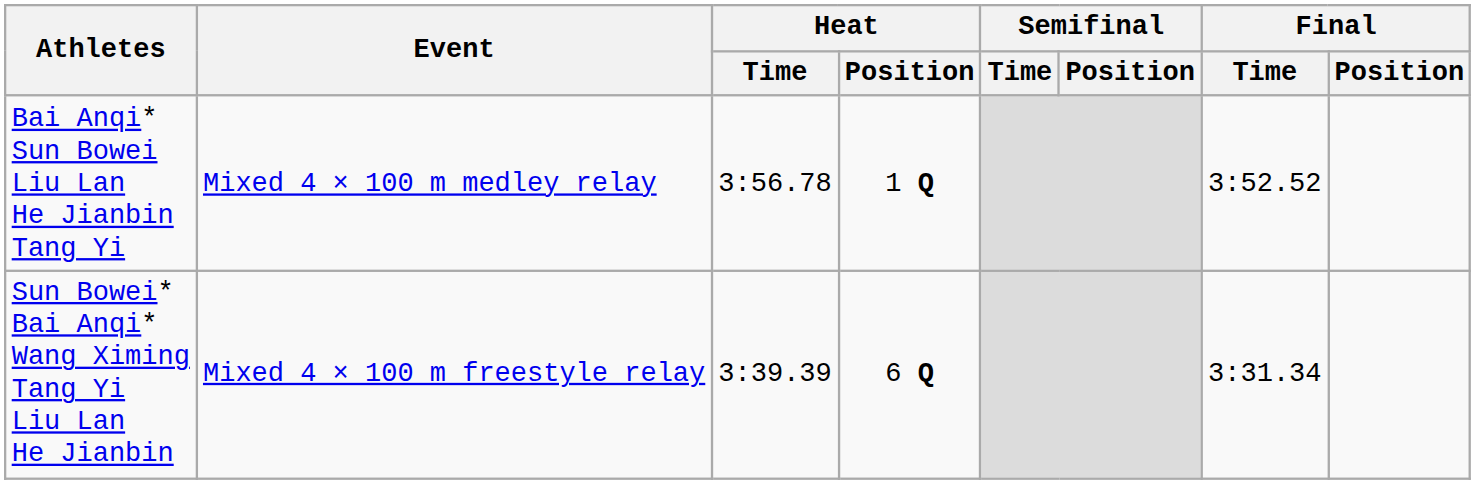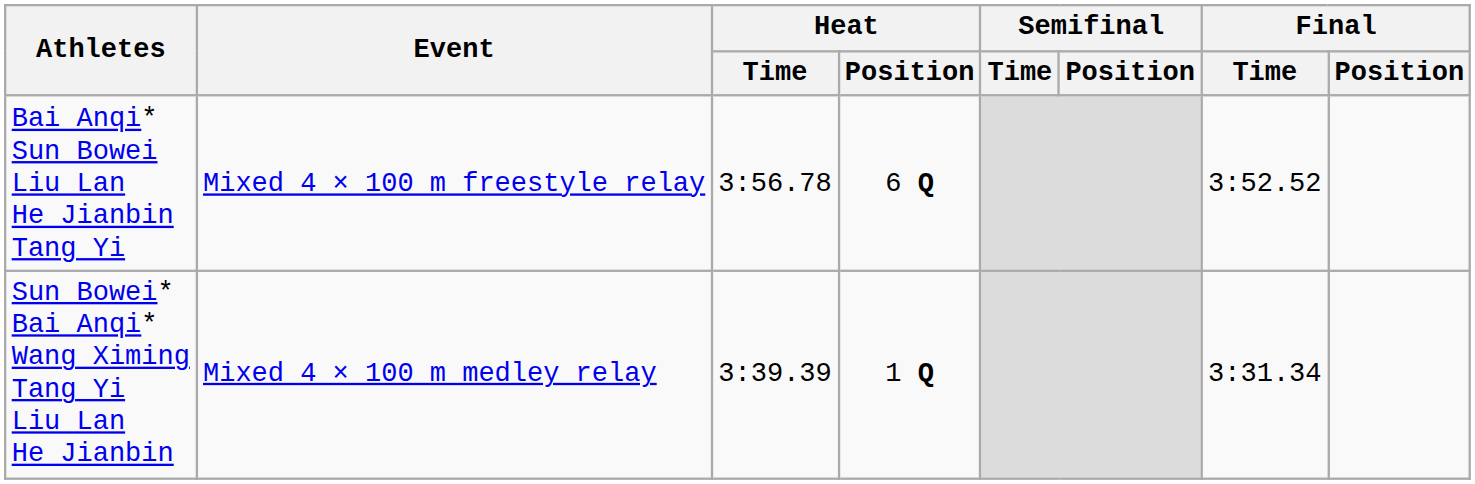(430, 183) Mixed 4 × 100 m medley relay -> (454, 183) Mixed 4 × 100 m freestyle relay
(910, 183) 1 Q -> (910, 183) 6 Q
(454, 374) Mixed 4 × 100 m freestyle relay -> (430, 374) Mixed 4 × 100 m medley relay
(910, 374) 6 Q -> (910, 374) 1 Q
